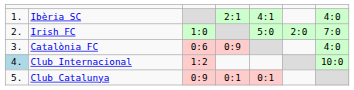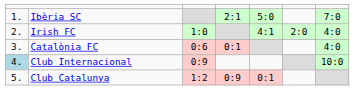(266, 16) 4:1 -> (266, 16) 5:0
(332, 16) 4:0 -> (332, 16) 7:0
(266, 32) 5:0 -> (266, 32) 4:1
(332, 32) 7:0 -> (332, 32) 4:0
(232, 47) 0:9 -> (232, 47) 0:1
(199, 62) 1:2 -> (199, 62) 0:9
(199, 77) 0:9 -> (199, 77) 1:2
(232, 77) 0:1 -> (232, 77) 0:9
